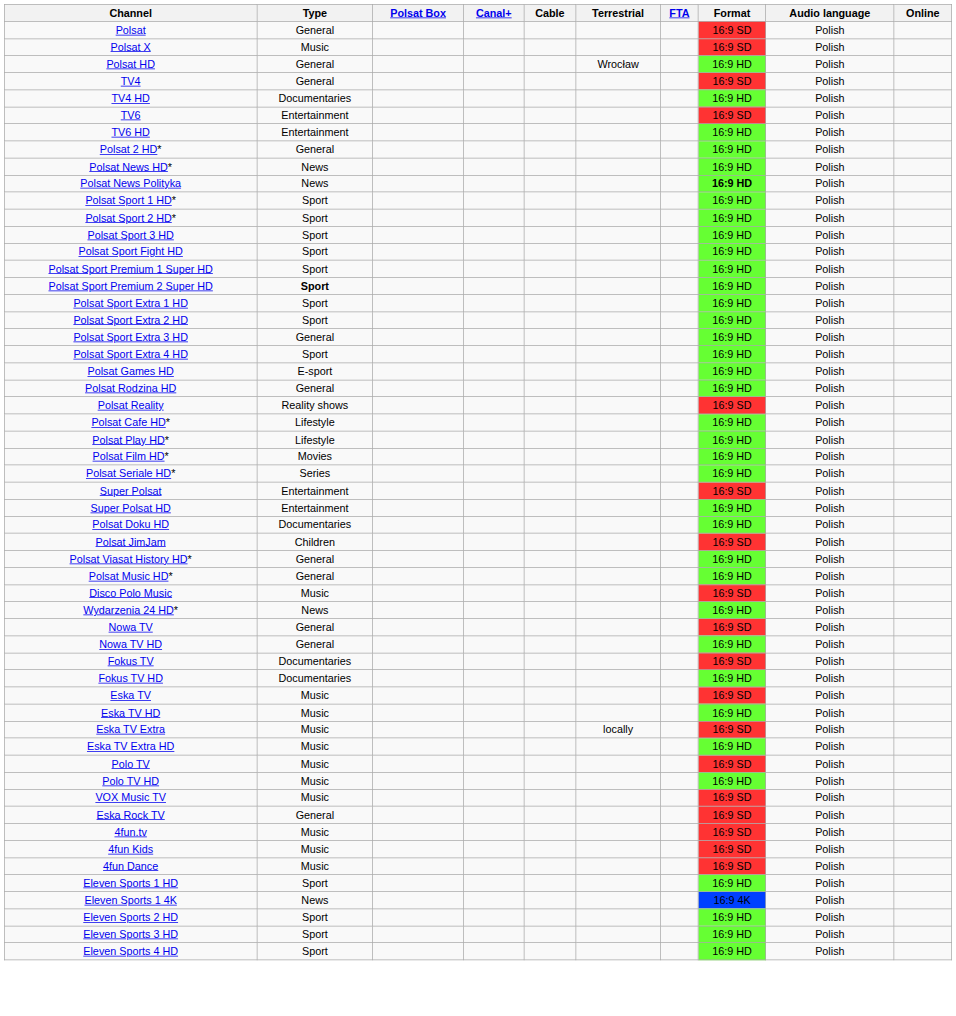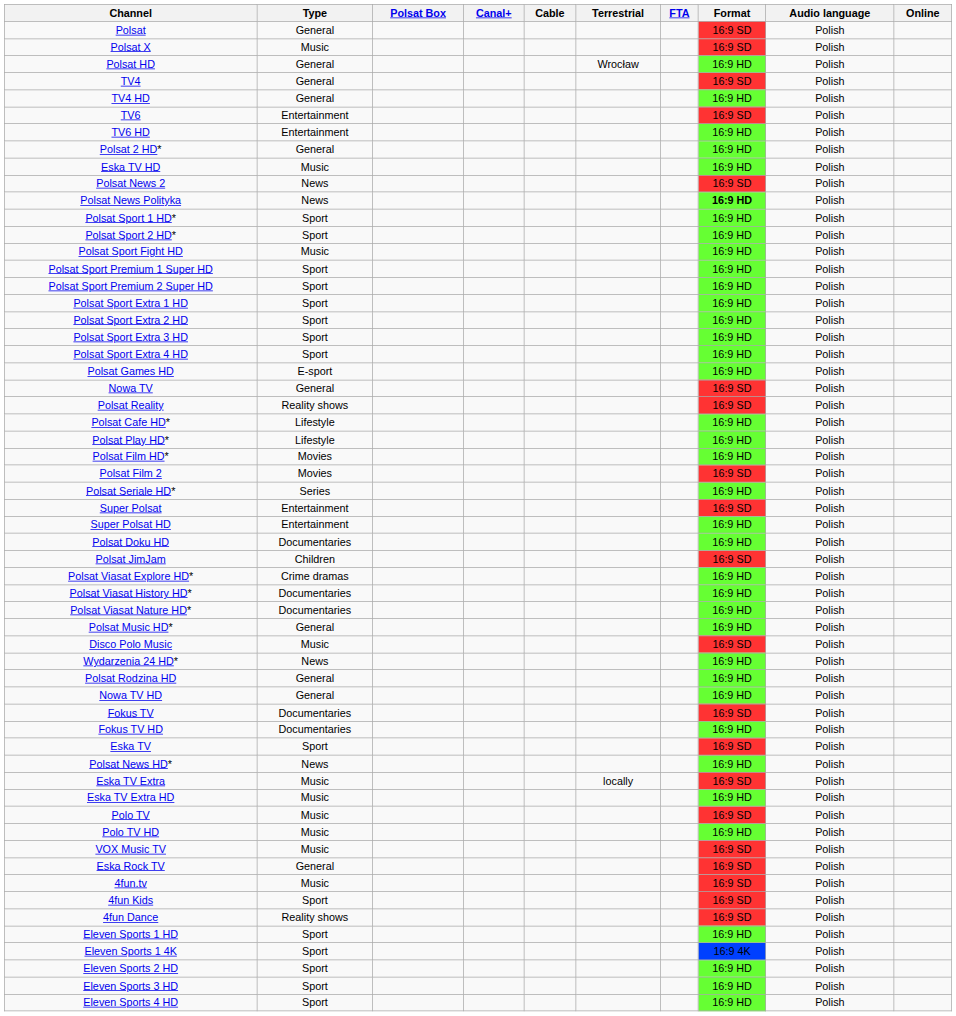(315, 99) Documentaries -> (315, 99) General
rows swapped: (131, 167) <-> (131, 713)
+ row: (131, 184)
- row: (131, 235)
(315, 252) Sport -> (315, 252) Music
(315, 286) bold -> (315, 286) normal
(315, 337) General -> (315, 337) Sport
rows swapped: (131, 389) <-> (131, 628)
+ row: (131, 474)
+ row: (131, 576)
(315, 559) General -> (315, 593) Documentaries
+ row: (131, 610)
(315, 696) Music -> (315, 747) Sport
(315, 849) Music -> (315, 901) Sport
(315, 866) Music -> (315, 918) Reality shows
(315, 901) News -> (315, 952) Sport
